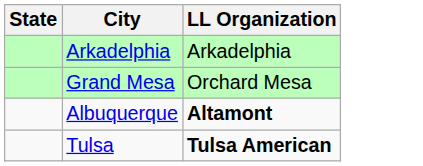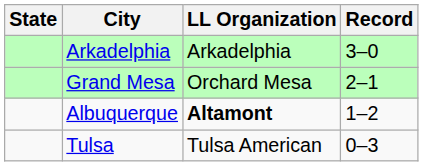+ column: (379, 20)
(259, 144) bold -> (254, 144) normal
